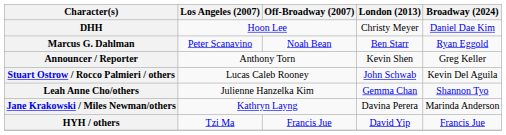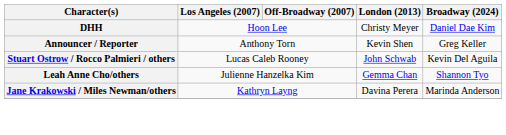- row: (91, 43)
- row: (91, 122)
